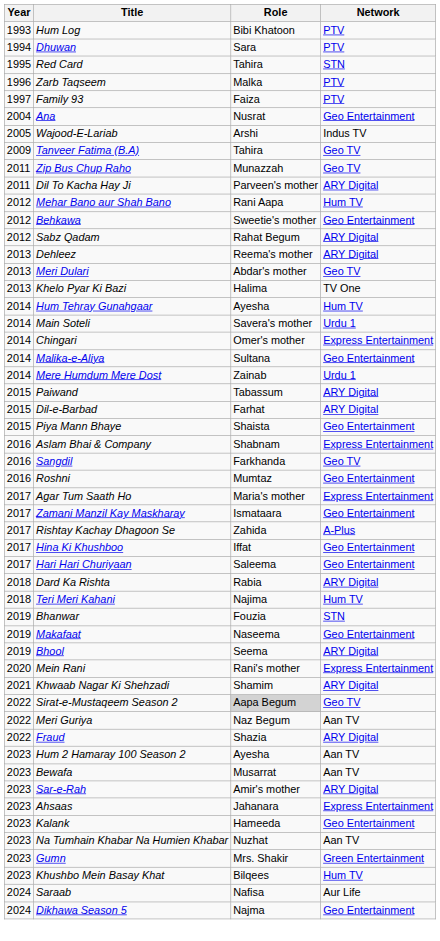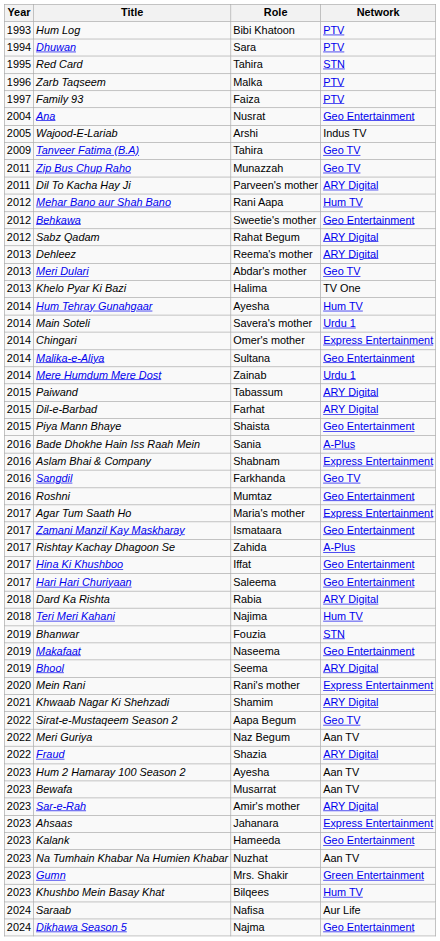+ row: (118, 444)
(265, 703) lightgrey background -> (265, 720) no background
